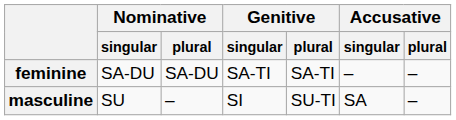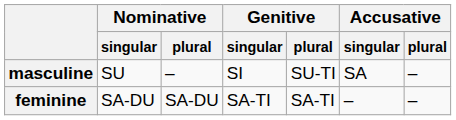rows swapped: (51, 100) <-> (51, 73)
